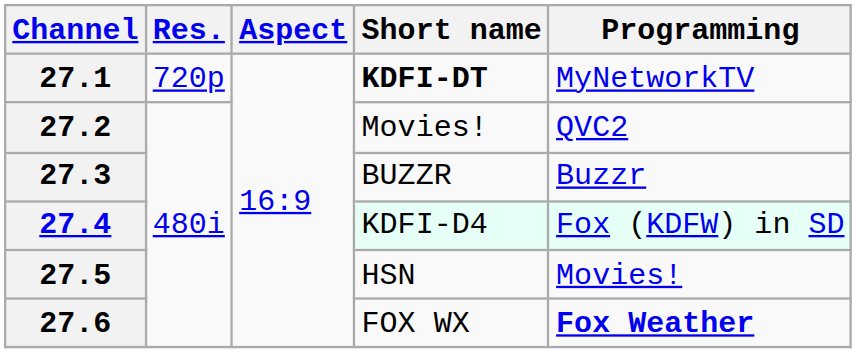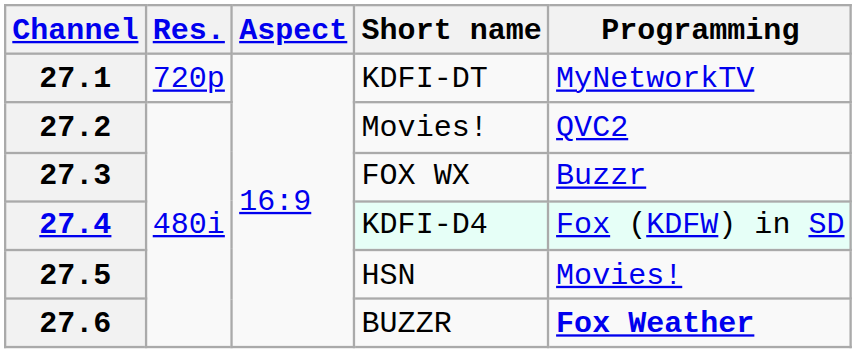(425, 79) bold -> (425, 79) normal
(407, 176) BUZZR -> (416, 176) FOX WX
(416, 323) FOX WX -> (407, 323) BUZZR
